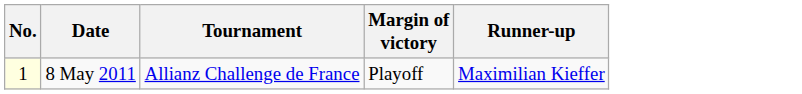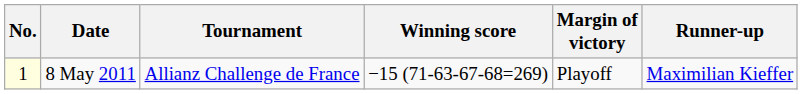+ column: (458, 31)
